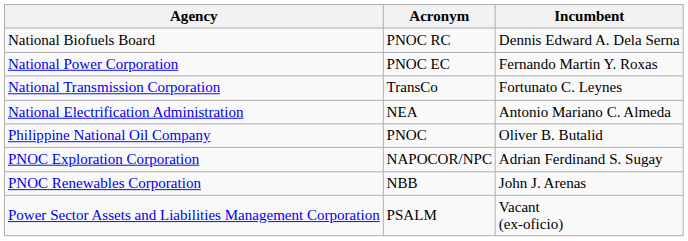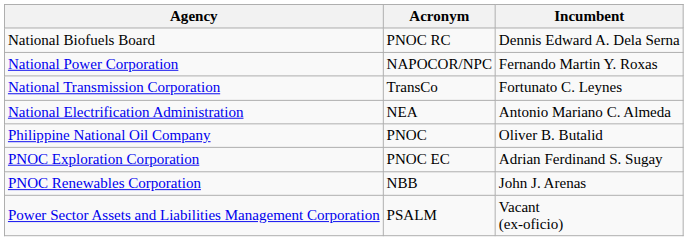(418, 64) PNOC EC -> (439, 64) NAPOCOR/NPC
(439, 159) NAPOCOR/NPC -> (418, 159) PNOC EC
